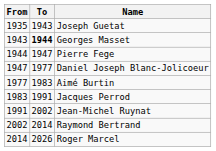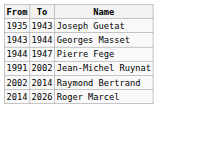(42, 40) bold -> (42, 40) normal
- row: (133, 68)
- row: (85, 82)
- row: (93, 97)
